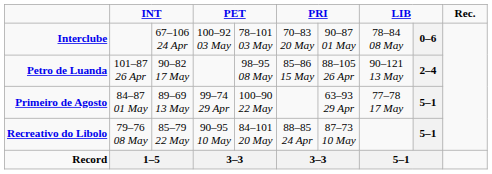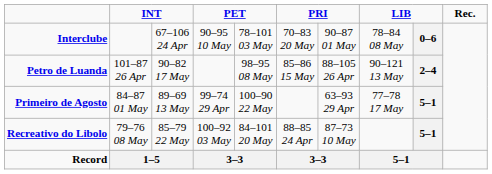(214, 39) 100–92 03 May -> (214, 39) 90–95 10 May
(214, 134) 90–95 10 May -> (214, 134) 100–92 03 May
